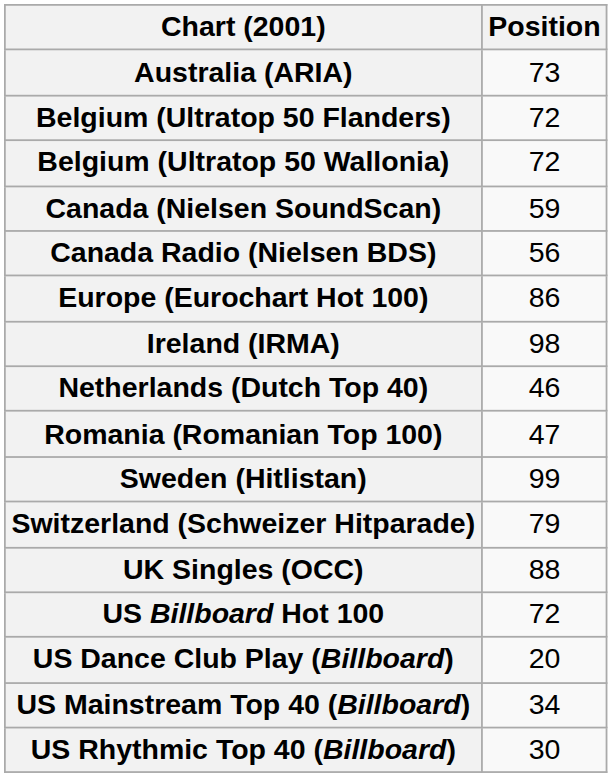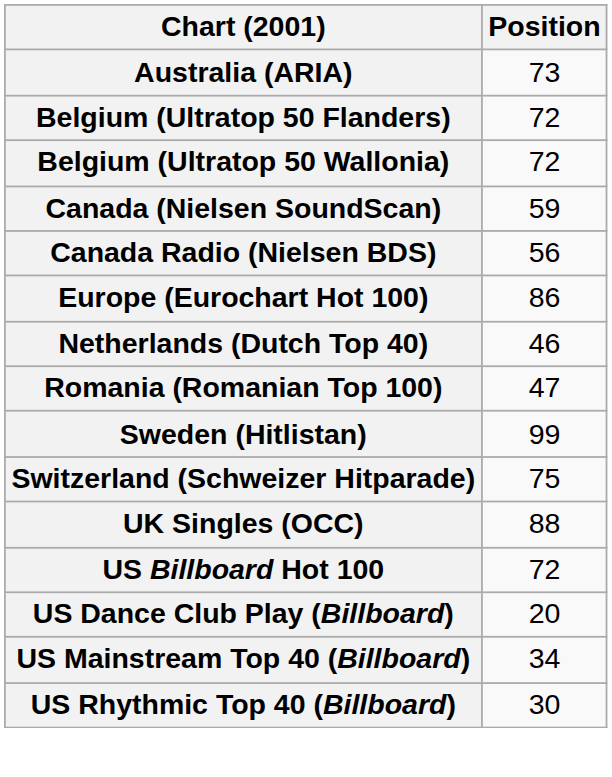- row: (243, 343)
(544, 523) 79 -> (544, 478) 75
